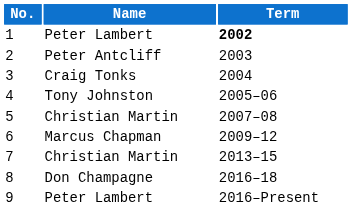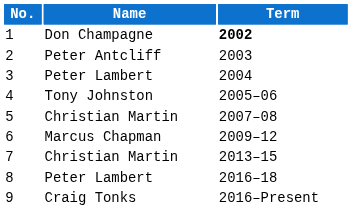(99, 36) Peter Lambert -> (99, 36) Don Champagne
(90, 76) Craig Tonks -> (99, 76) Peter Lambert
(99, 178) Don Champagne -> (99, 178) Peter Lambert
(99, 198) Peter Lambert -> (90, 198) Craig Tonks
